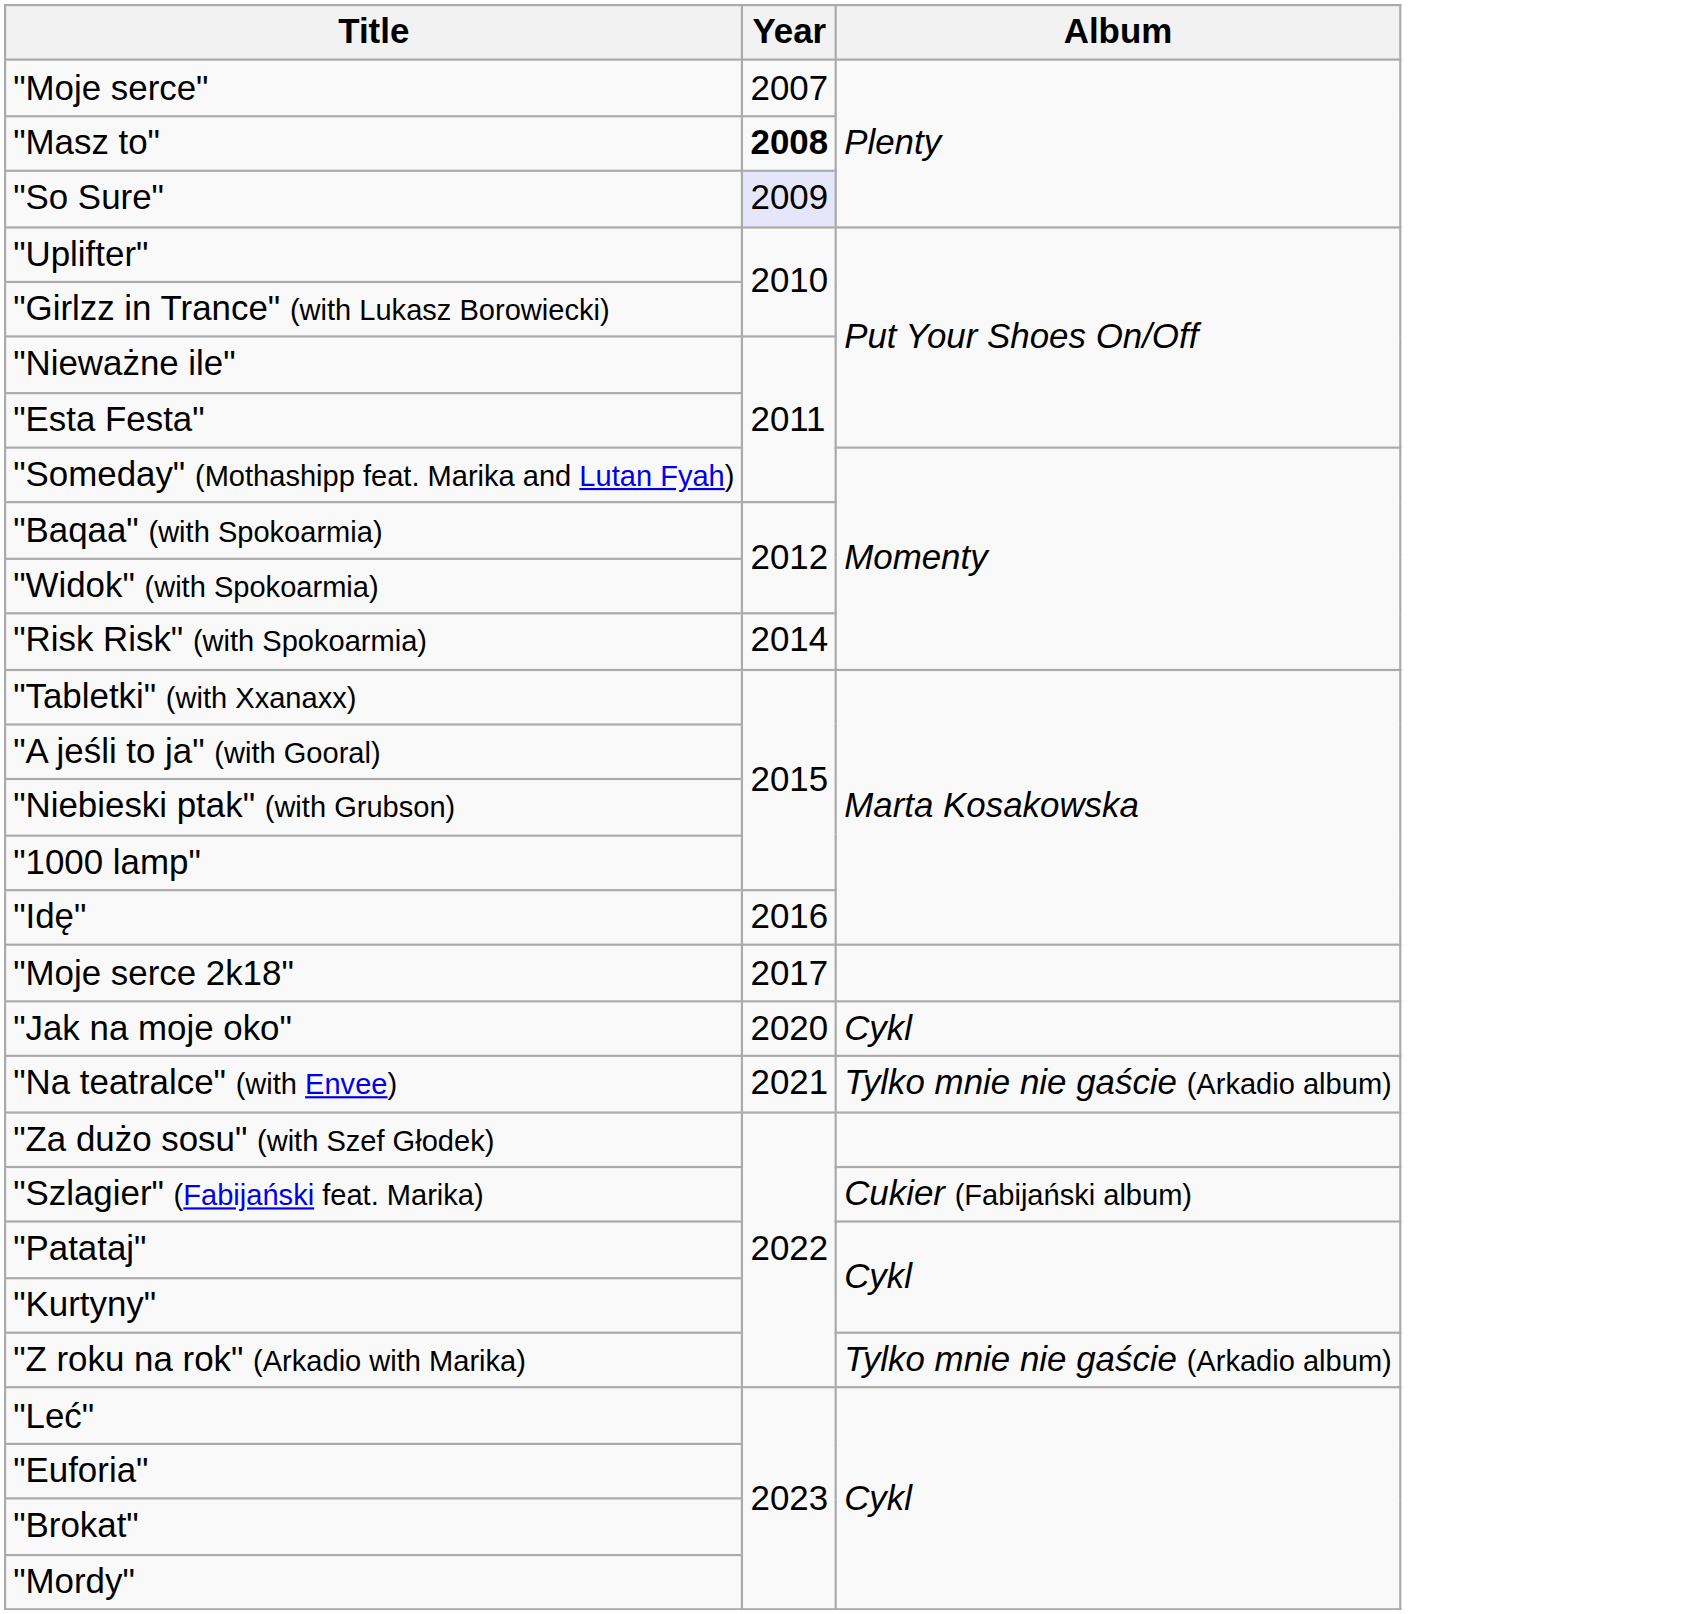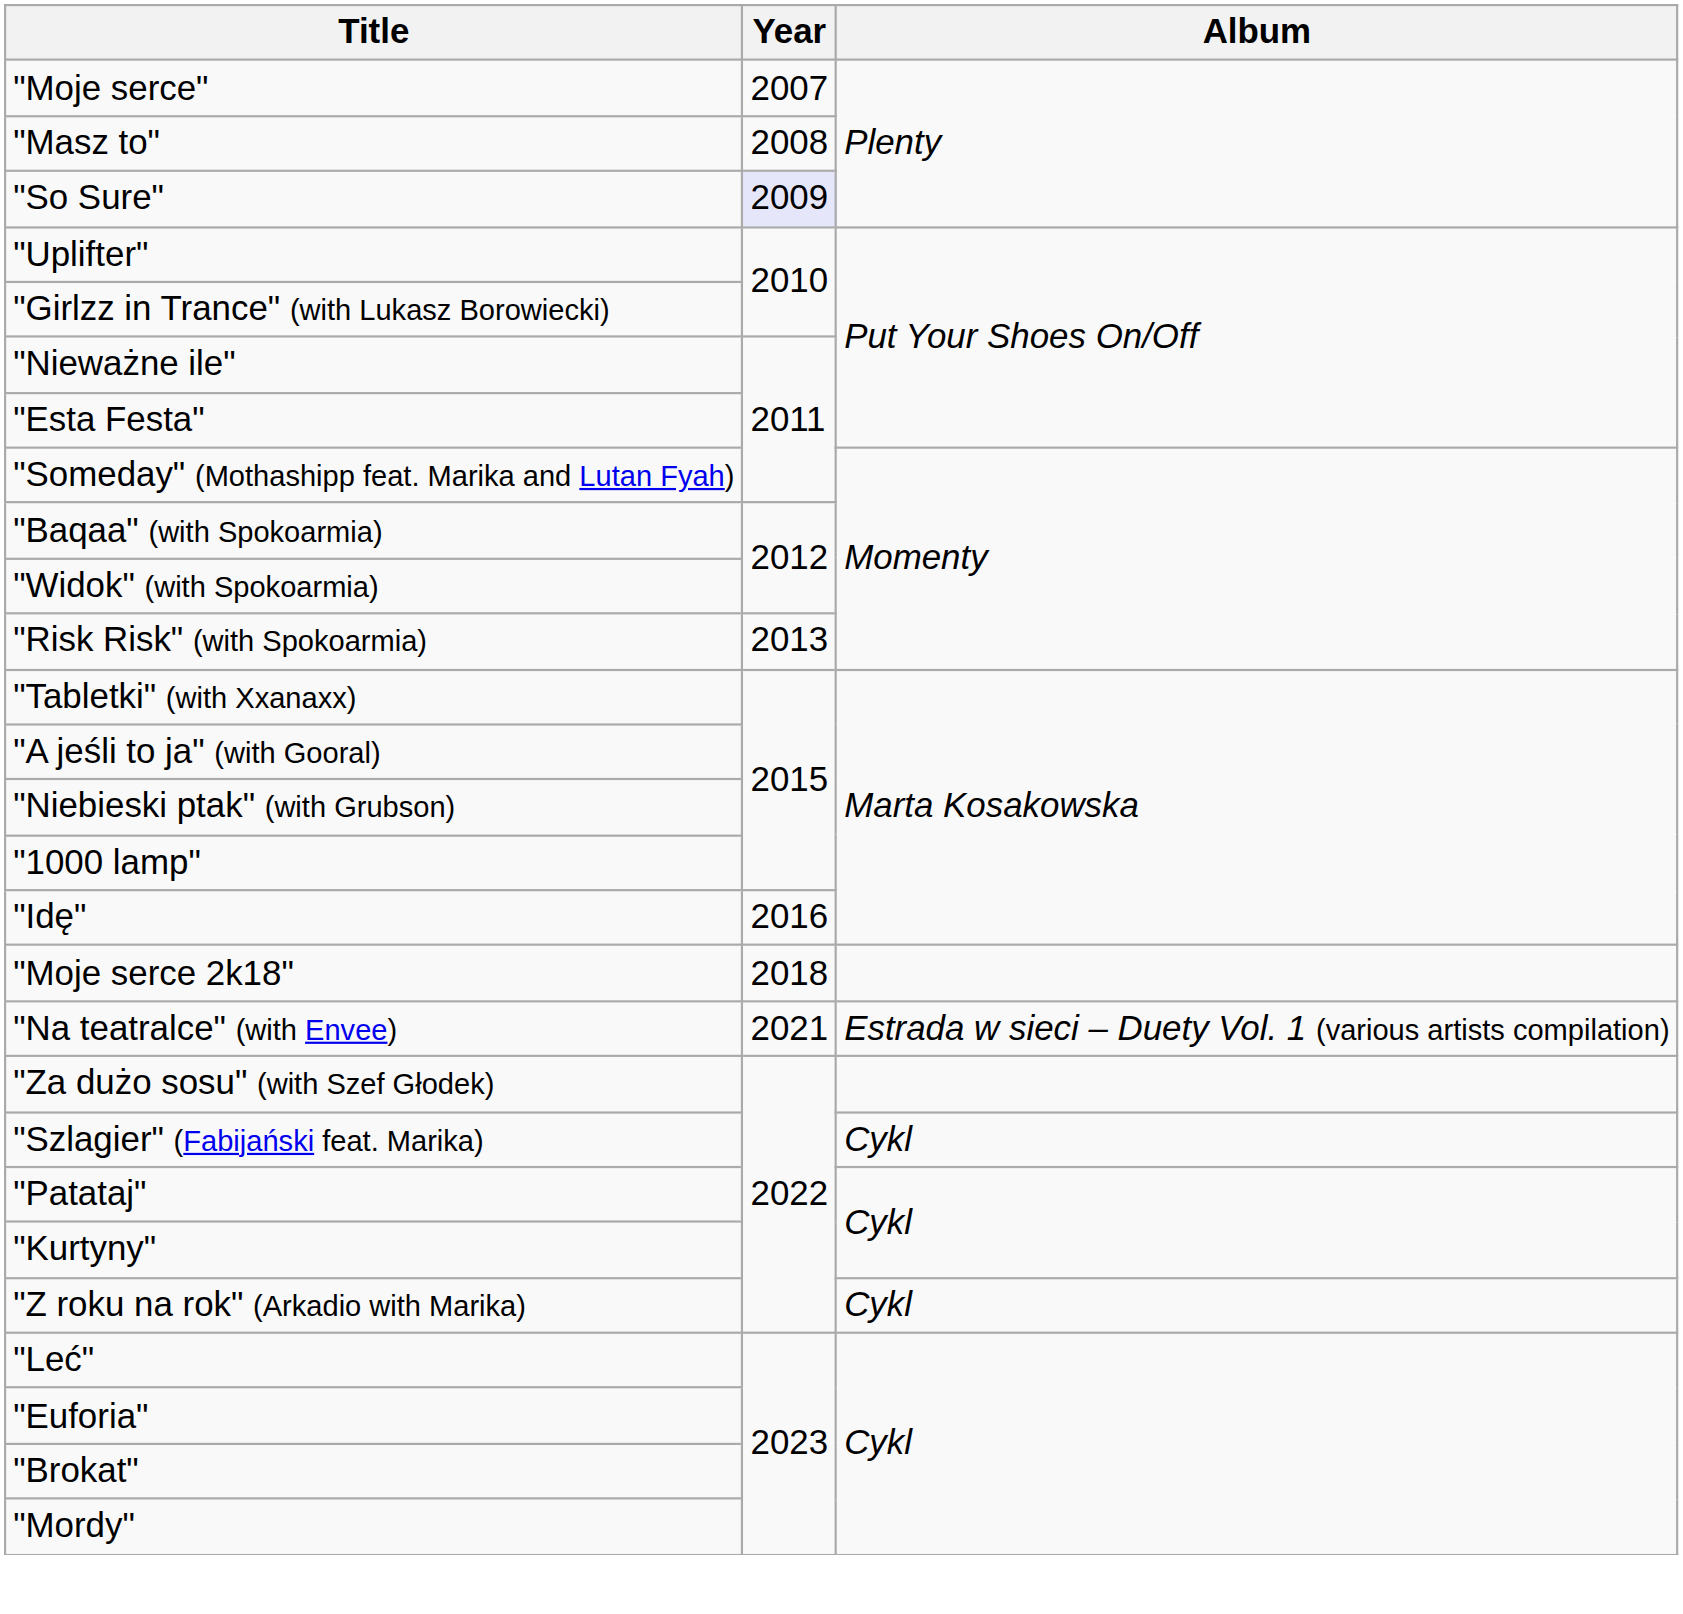(789, 142) bold -> (789, 142) normal
(789, 640) 2014 -> (789, 640) 2013
(789, 972) 2017 -> (789, 972) 2018
- row: (153, 1027)
(1118, 1083) Tylko mnie nie gaście (Arkadio album) -> (1257, 1027) Estrada w sieci – Duety Vol. 1 (various artists compilation)
(1018, 1193) Cukier (Fabijański album) -> (878, 1138) Cykl
(1118, 1359) Tylko mnie nie gaście (Arkadio album) -> (878, 1304) Cykl
